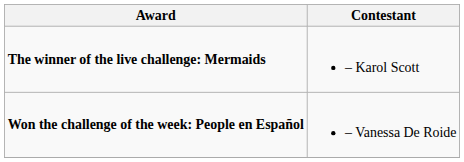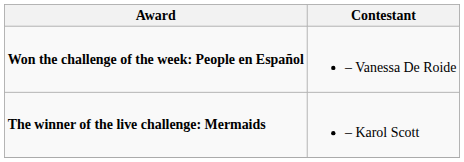rows swapped: (156, 124) <-> (137, 59)
